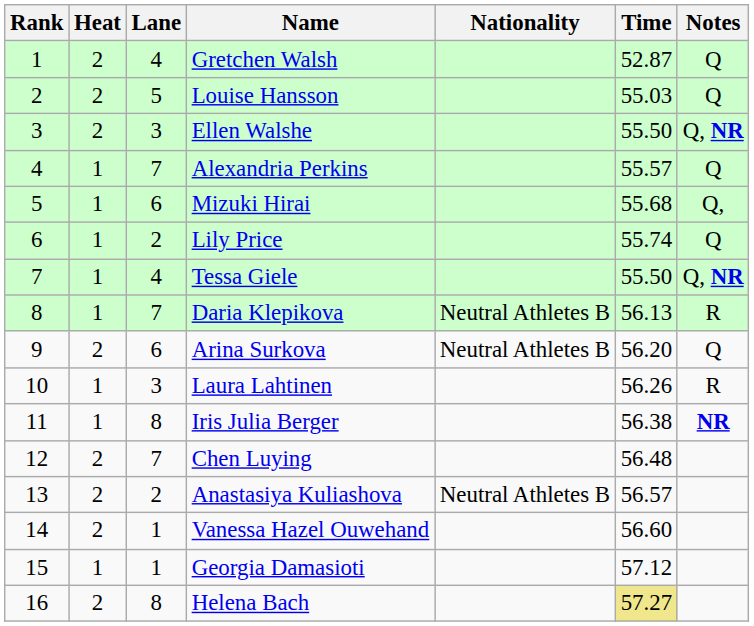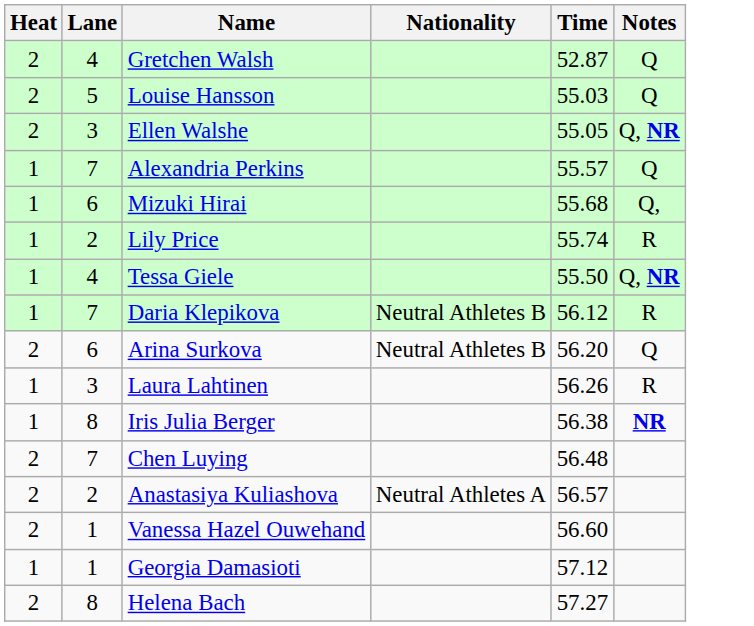- column: (37, 22)
(646, 131) 55.50 -> (582, 131) 55.05
(713, 240) Q -> (649, 240) R
(646, 312) 56.13 -> (582, 312) 56.12
(525, 494) Neutral Athletes B -> (461, 494) Neutral Athletes A
(646, 603) khaki background -> (582, 603) no background
